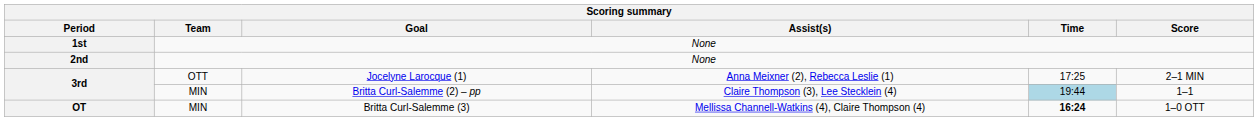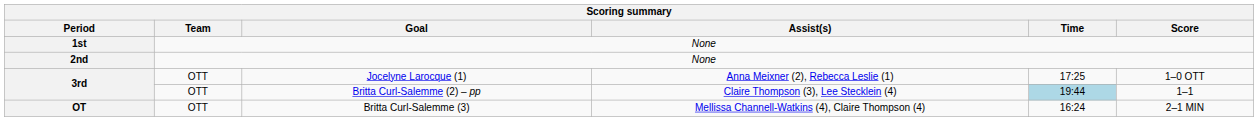(1185, 76) 2–1 MIN -> (1185, 76) 1–0 OTT
(198, 92) MIN -> (198, 92) OTT
(198, 108) MIN -> (198, 108) OTT
(1072, 108) bold -> (1072, 108) normal
(1185, 108) 1–0 OTT -> (1185, 108) 2–1 MIN
